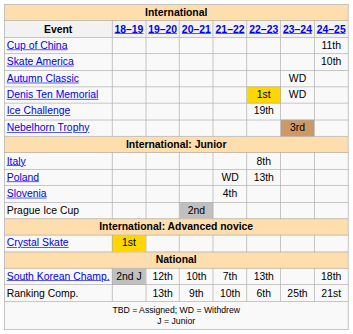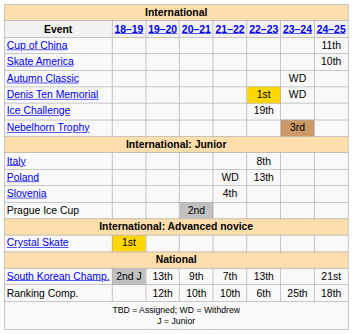(163, 276) 12th -> (163, 276) 13th
(196, 276) 10th -> (196, 276) 9th
(331, 276) 18th -> (331, 276) 21st
(163, 293) 13th -> (163, 293) 12th
(196, 293) 9th -> (196, 293) 10th
(331, 293) 21st -> (331, 293) 18th
